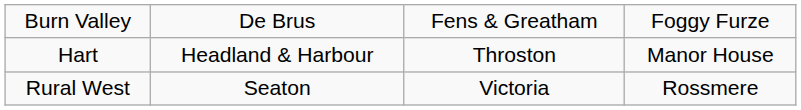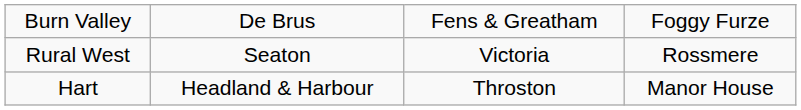rows swapped: (78, 54) <-> (78, 88)
